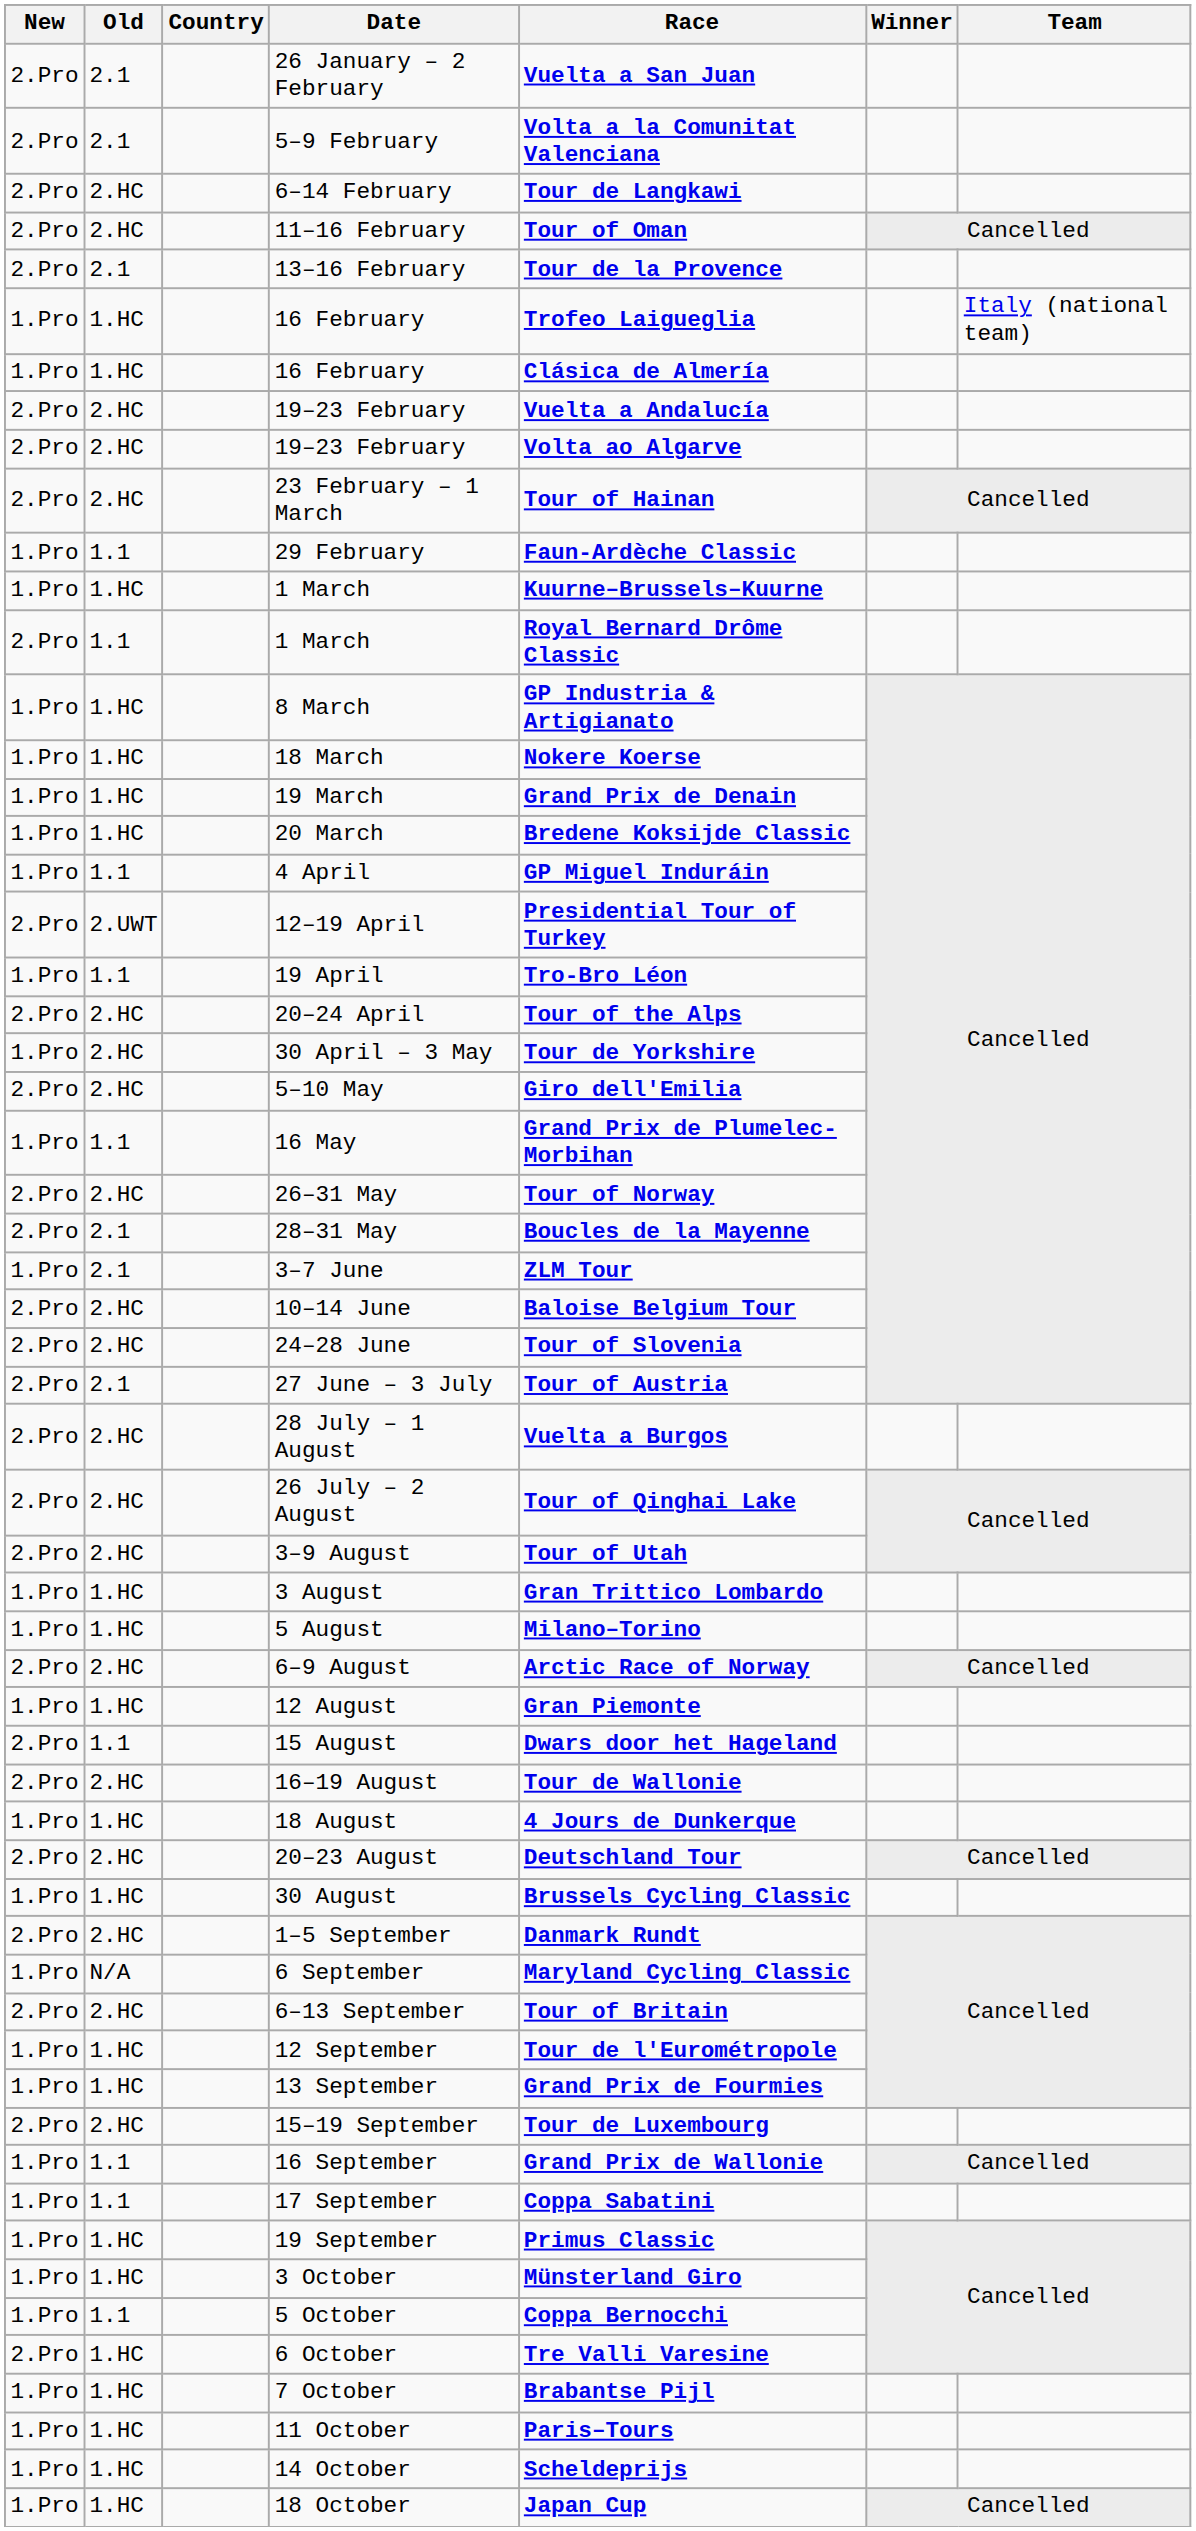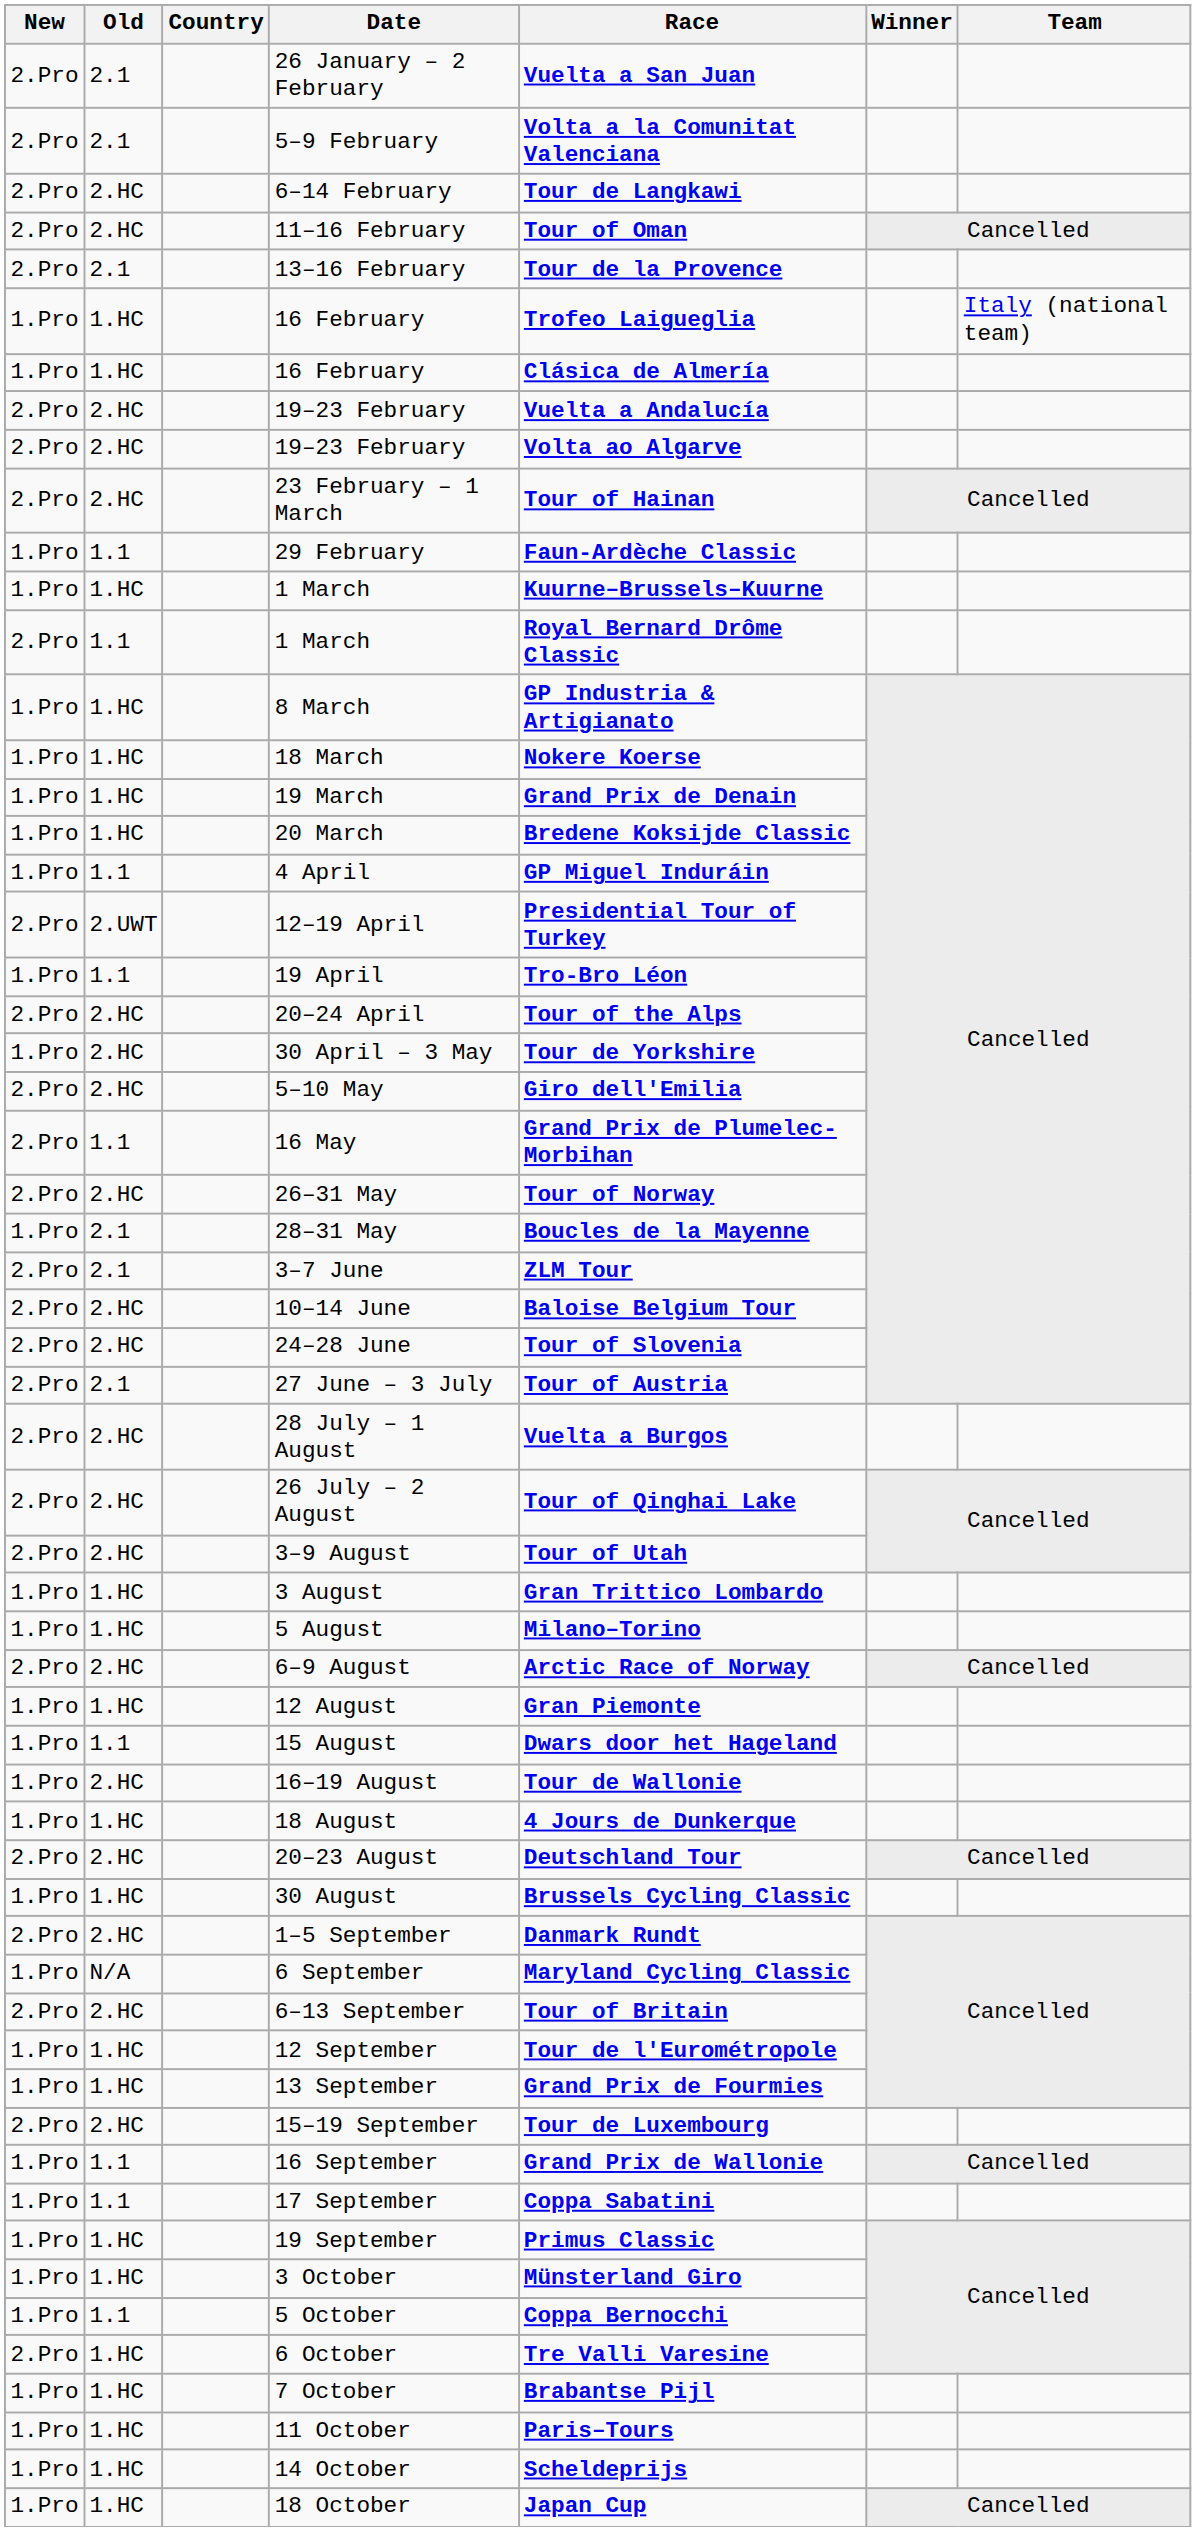(44, 1143) 1.Pro -> (44, 1143) 2.Pro
(44, 1232) 2.Pro -> (44, 1232) 1.Pro
(44, 1271) 1.Pro -> (44, 1271) 2.Pro
(44, 1744) 2.Pro -> (44, 1744) 1.Pro
(44, 1783) 2.Pro -> (44, 1783) 1.Pro
